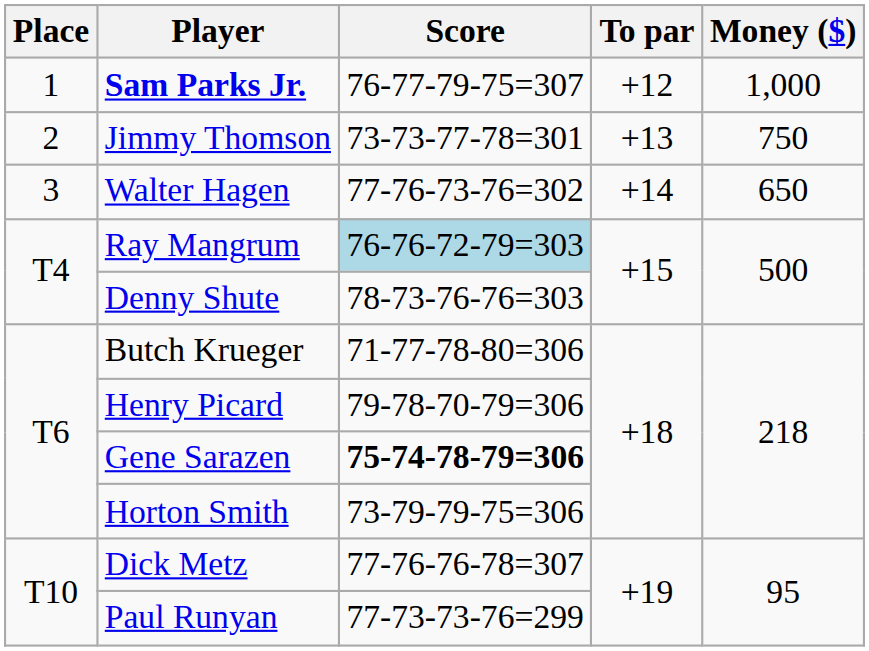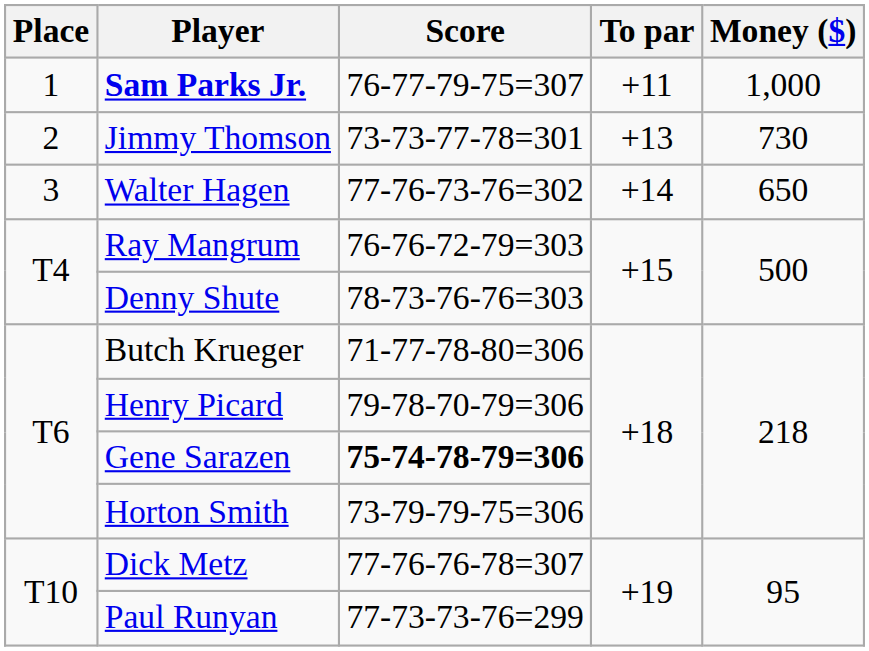(647, 84) +12 -> (647, 84) +11
(783, 137) 750 -> (783, 137) 730
(465, 244) lightblue background -> (465, 244) no background
